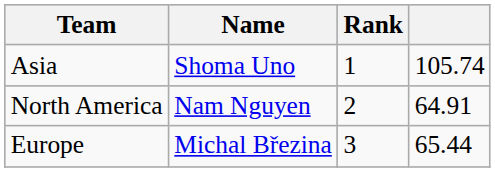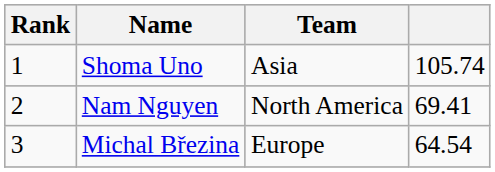columns swapped: (373, 24) <-> (87, 24)
(443, 105) 64.91 -> (443, 105) 69.41
(443, 145) 65.44 -> (443, 145) 64.54
